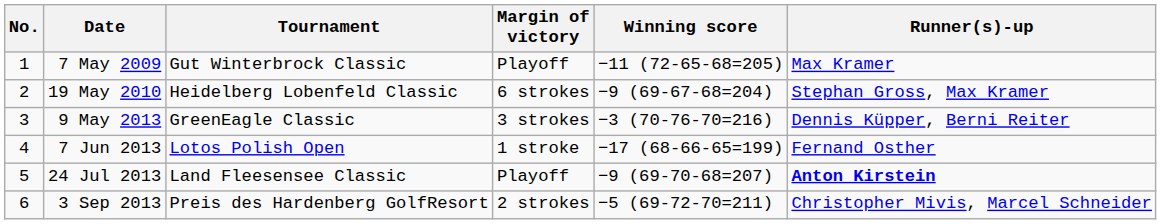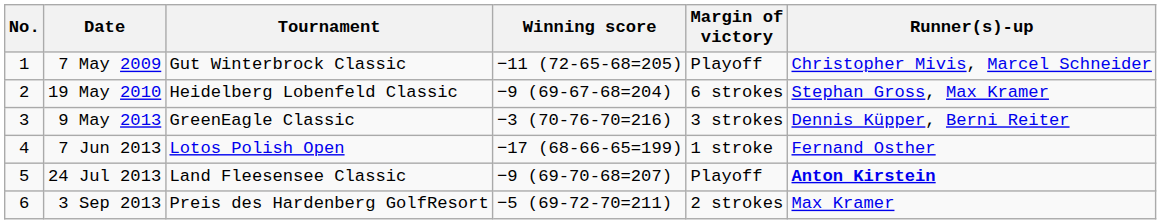columns swapped: (691, 29) <-> (543, 29)
(843, 66) Max Kramer -> (972, 66) Christopher Mivis, Marcel Schneider
(972, 205) Christopher Mivis, Marcel Schneider -> (843, 205) Max Kramer
